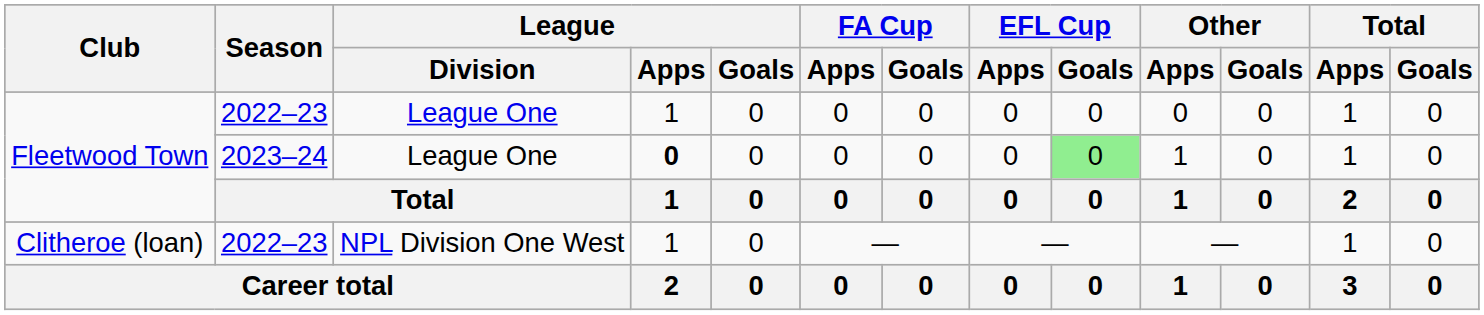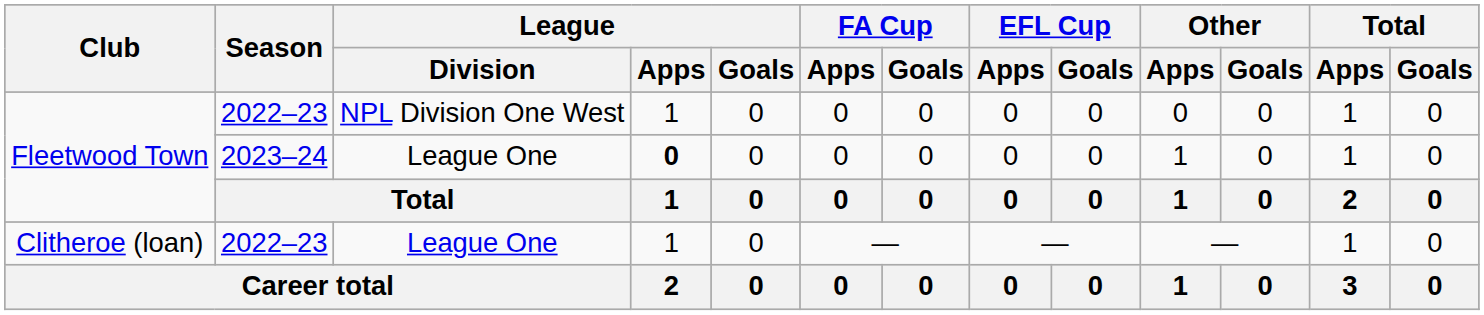(482, 112) League One -> (482, 112) NPL Division One West
(1095, 156) lightgreen background -> (1095, 156) no background
(482, 243) NPL Division One West -> (482, 243) League One
